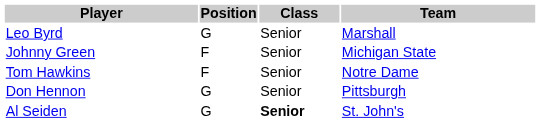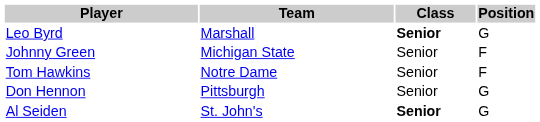columns swapped: (229, 13) <-> (438, 13)
(281, 33) normal -> (419, 33) bold
